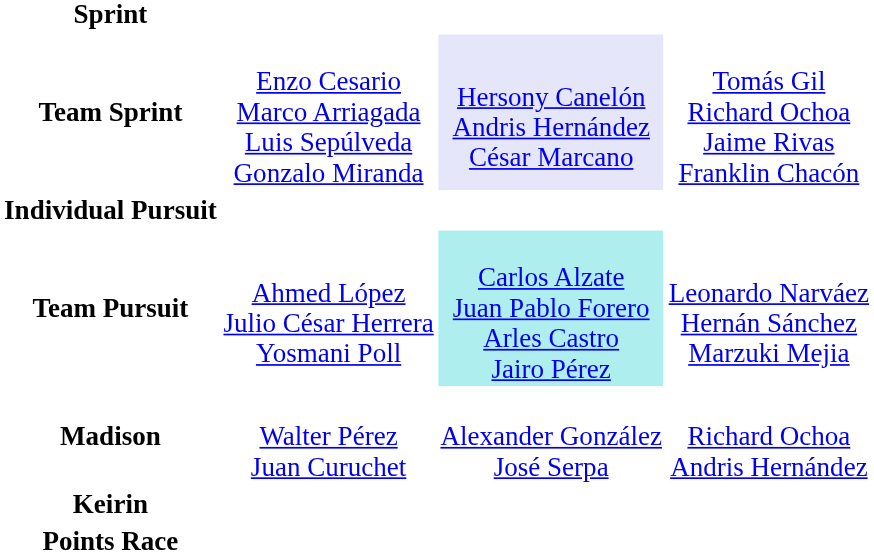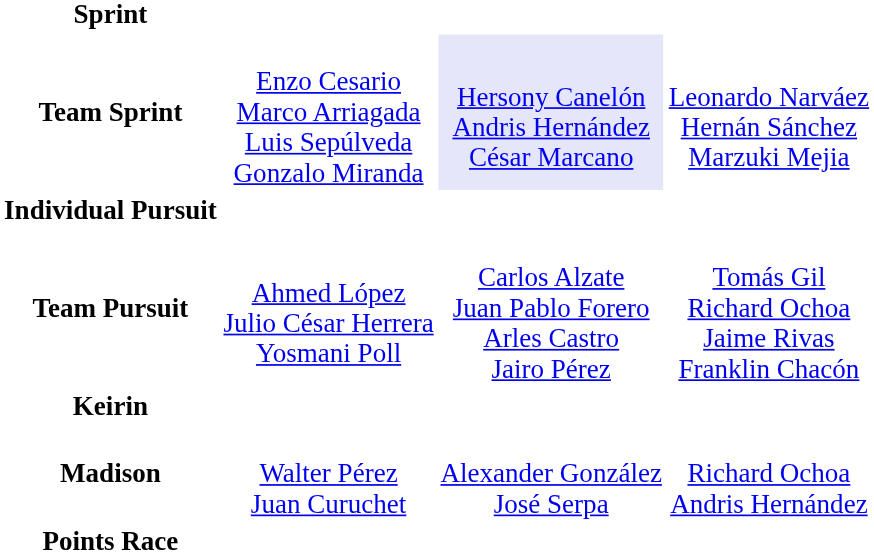(769, 127) Tomás Gil Richard Ochoa Jaime Rivas Franklin Chacón -> (769, 127) Leonardo Narváez Hernán Sánchez Marzuki Mejia
(551, 323) paleturquoise background -> (551, 323) no background
(769, 323) Leonardo Narváez Hernán Sánchez Marzuki Mejia -> (769, 323) Tomás Gil Richard Ochoa Jaime Rivas Franklin Chacón
rows swapped: (110, 436) <-> (110, 504)
